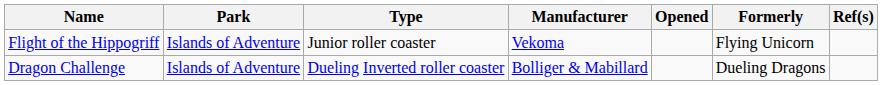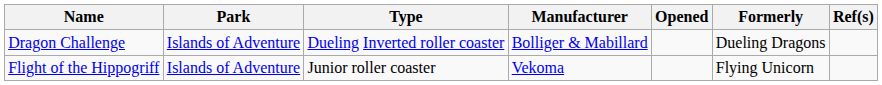rows swapped: (67, 67) <-> (84, 42)
